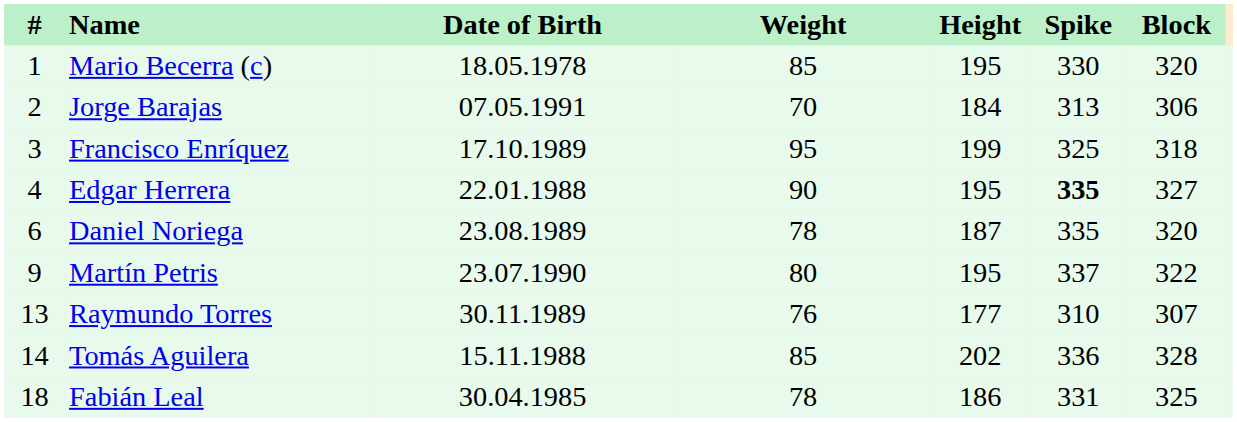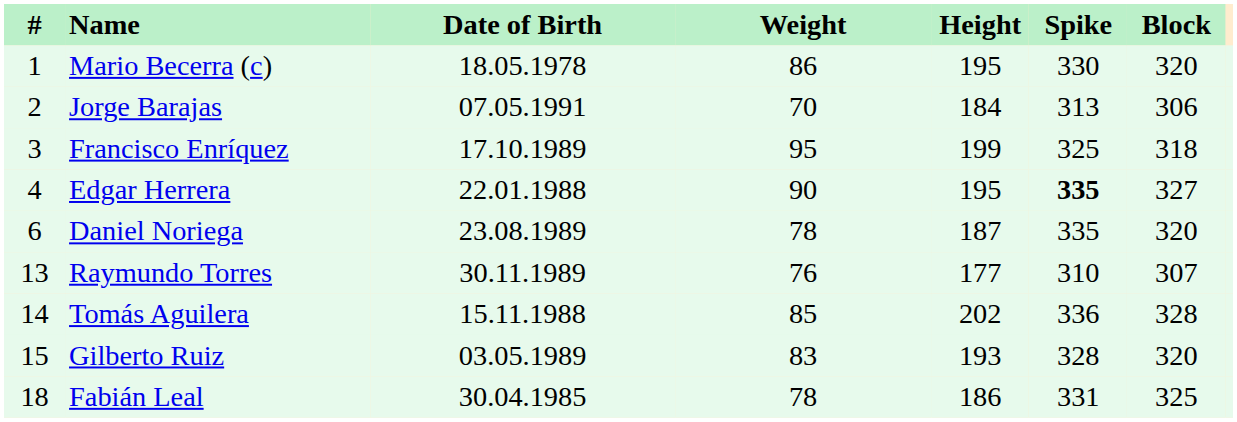(803, 65) 85 -> (803, 65) 86
- row: (143, 272)
+ row: (147, 355)
